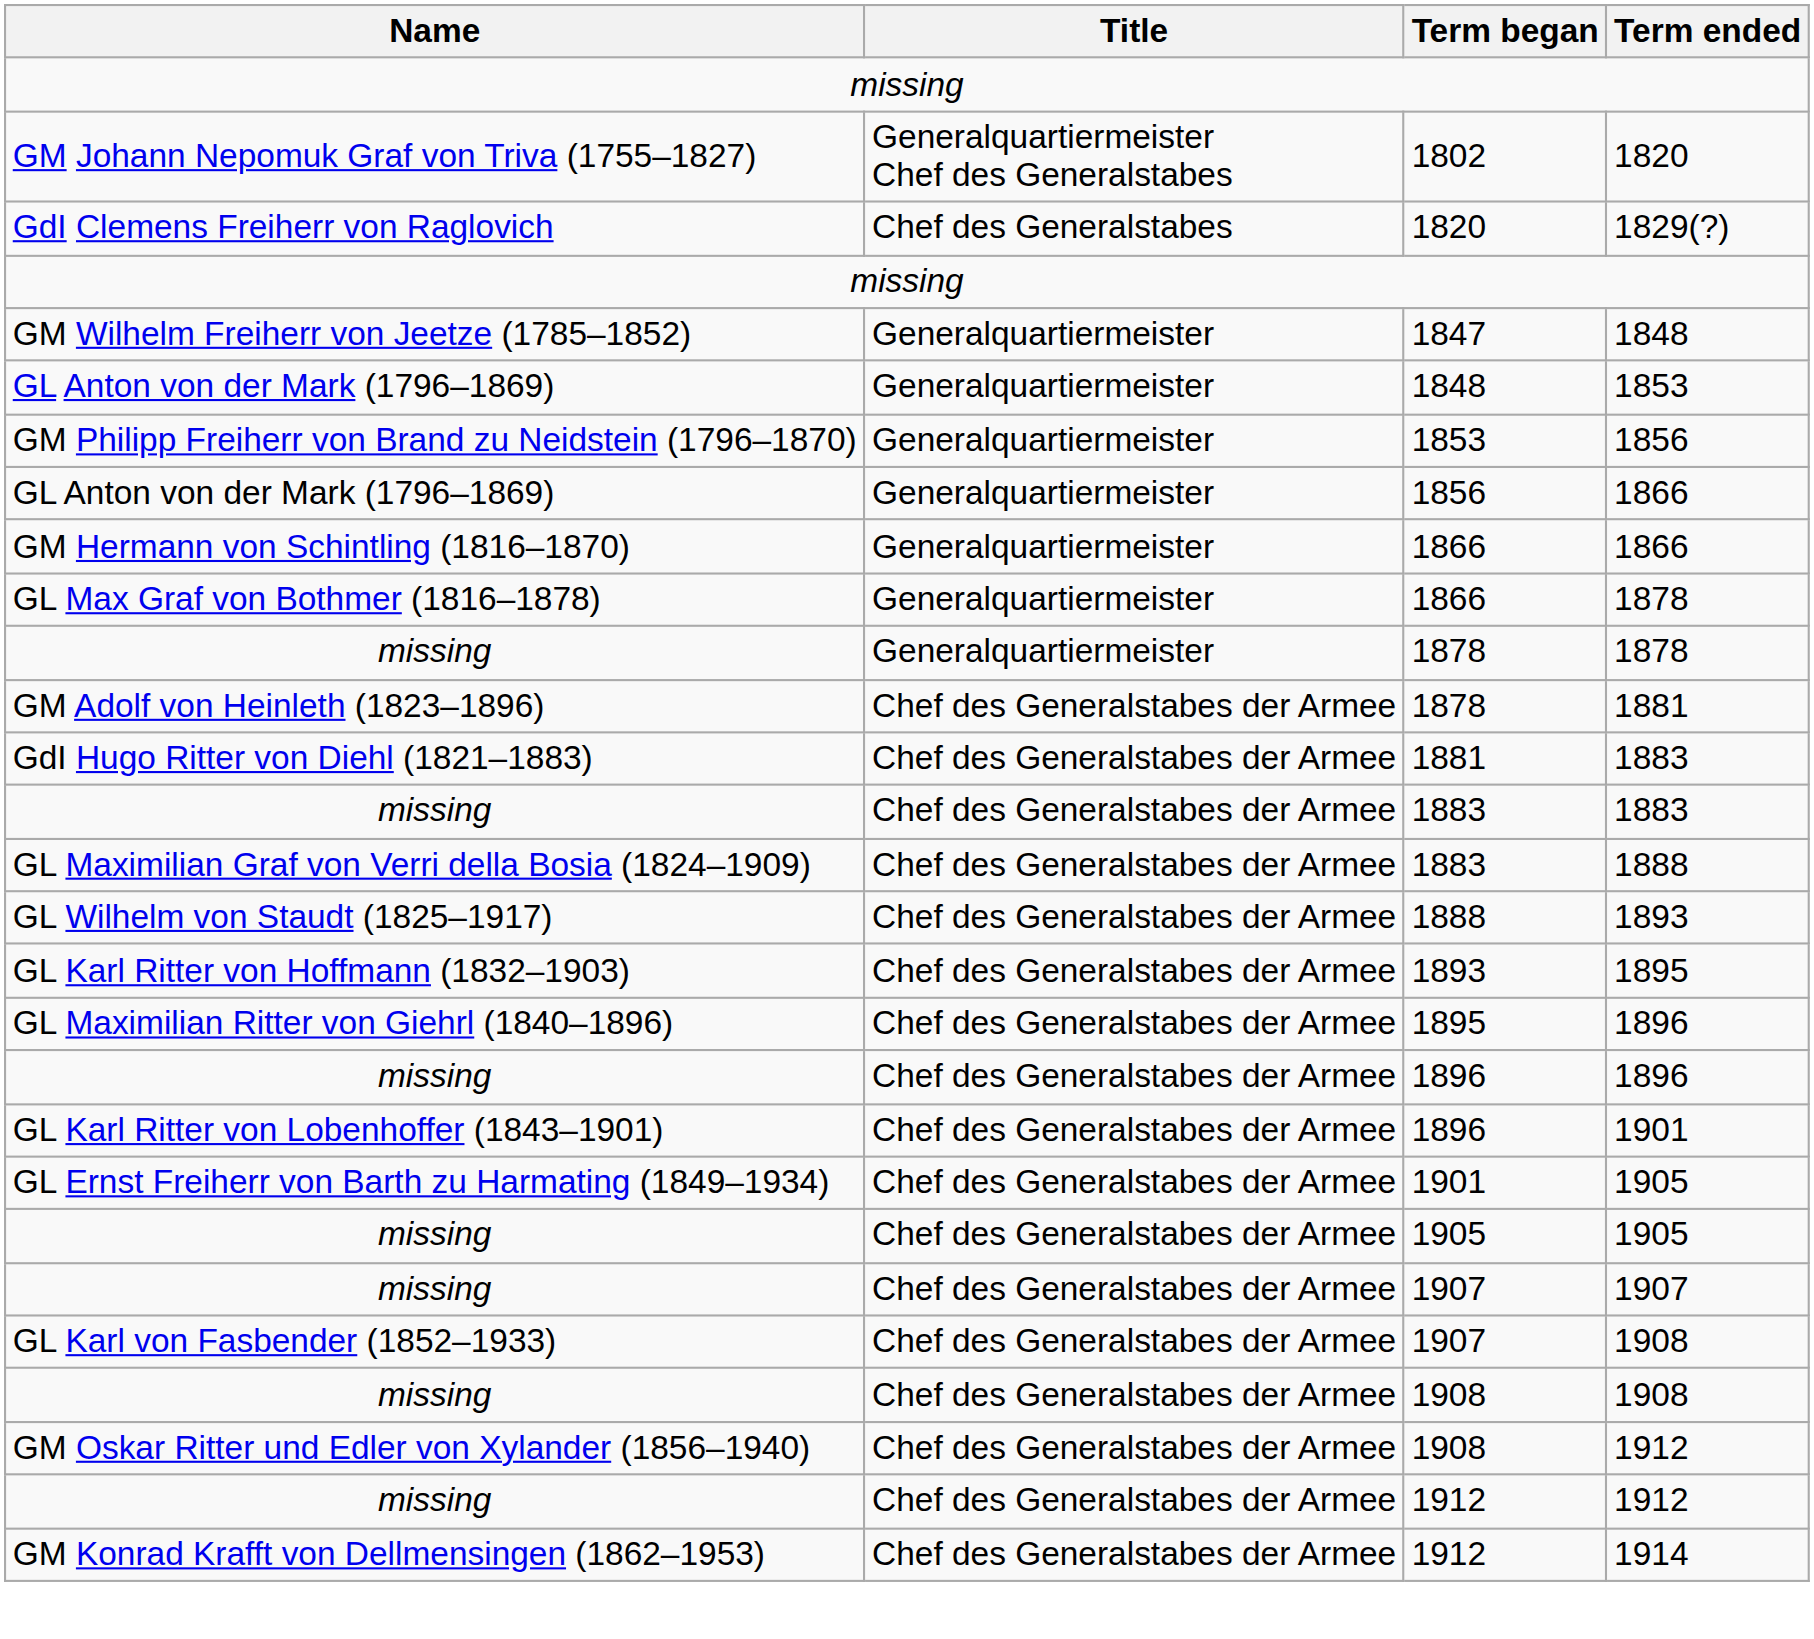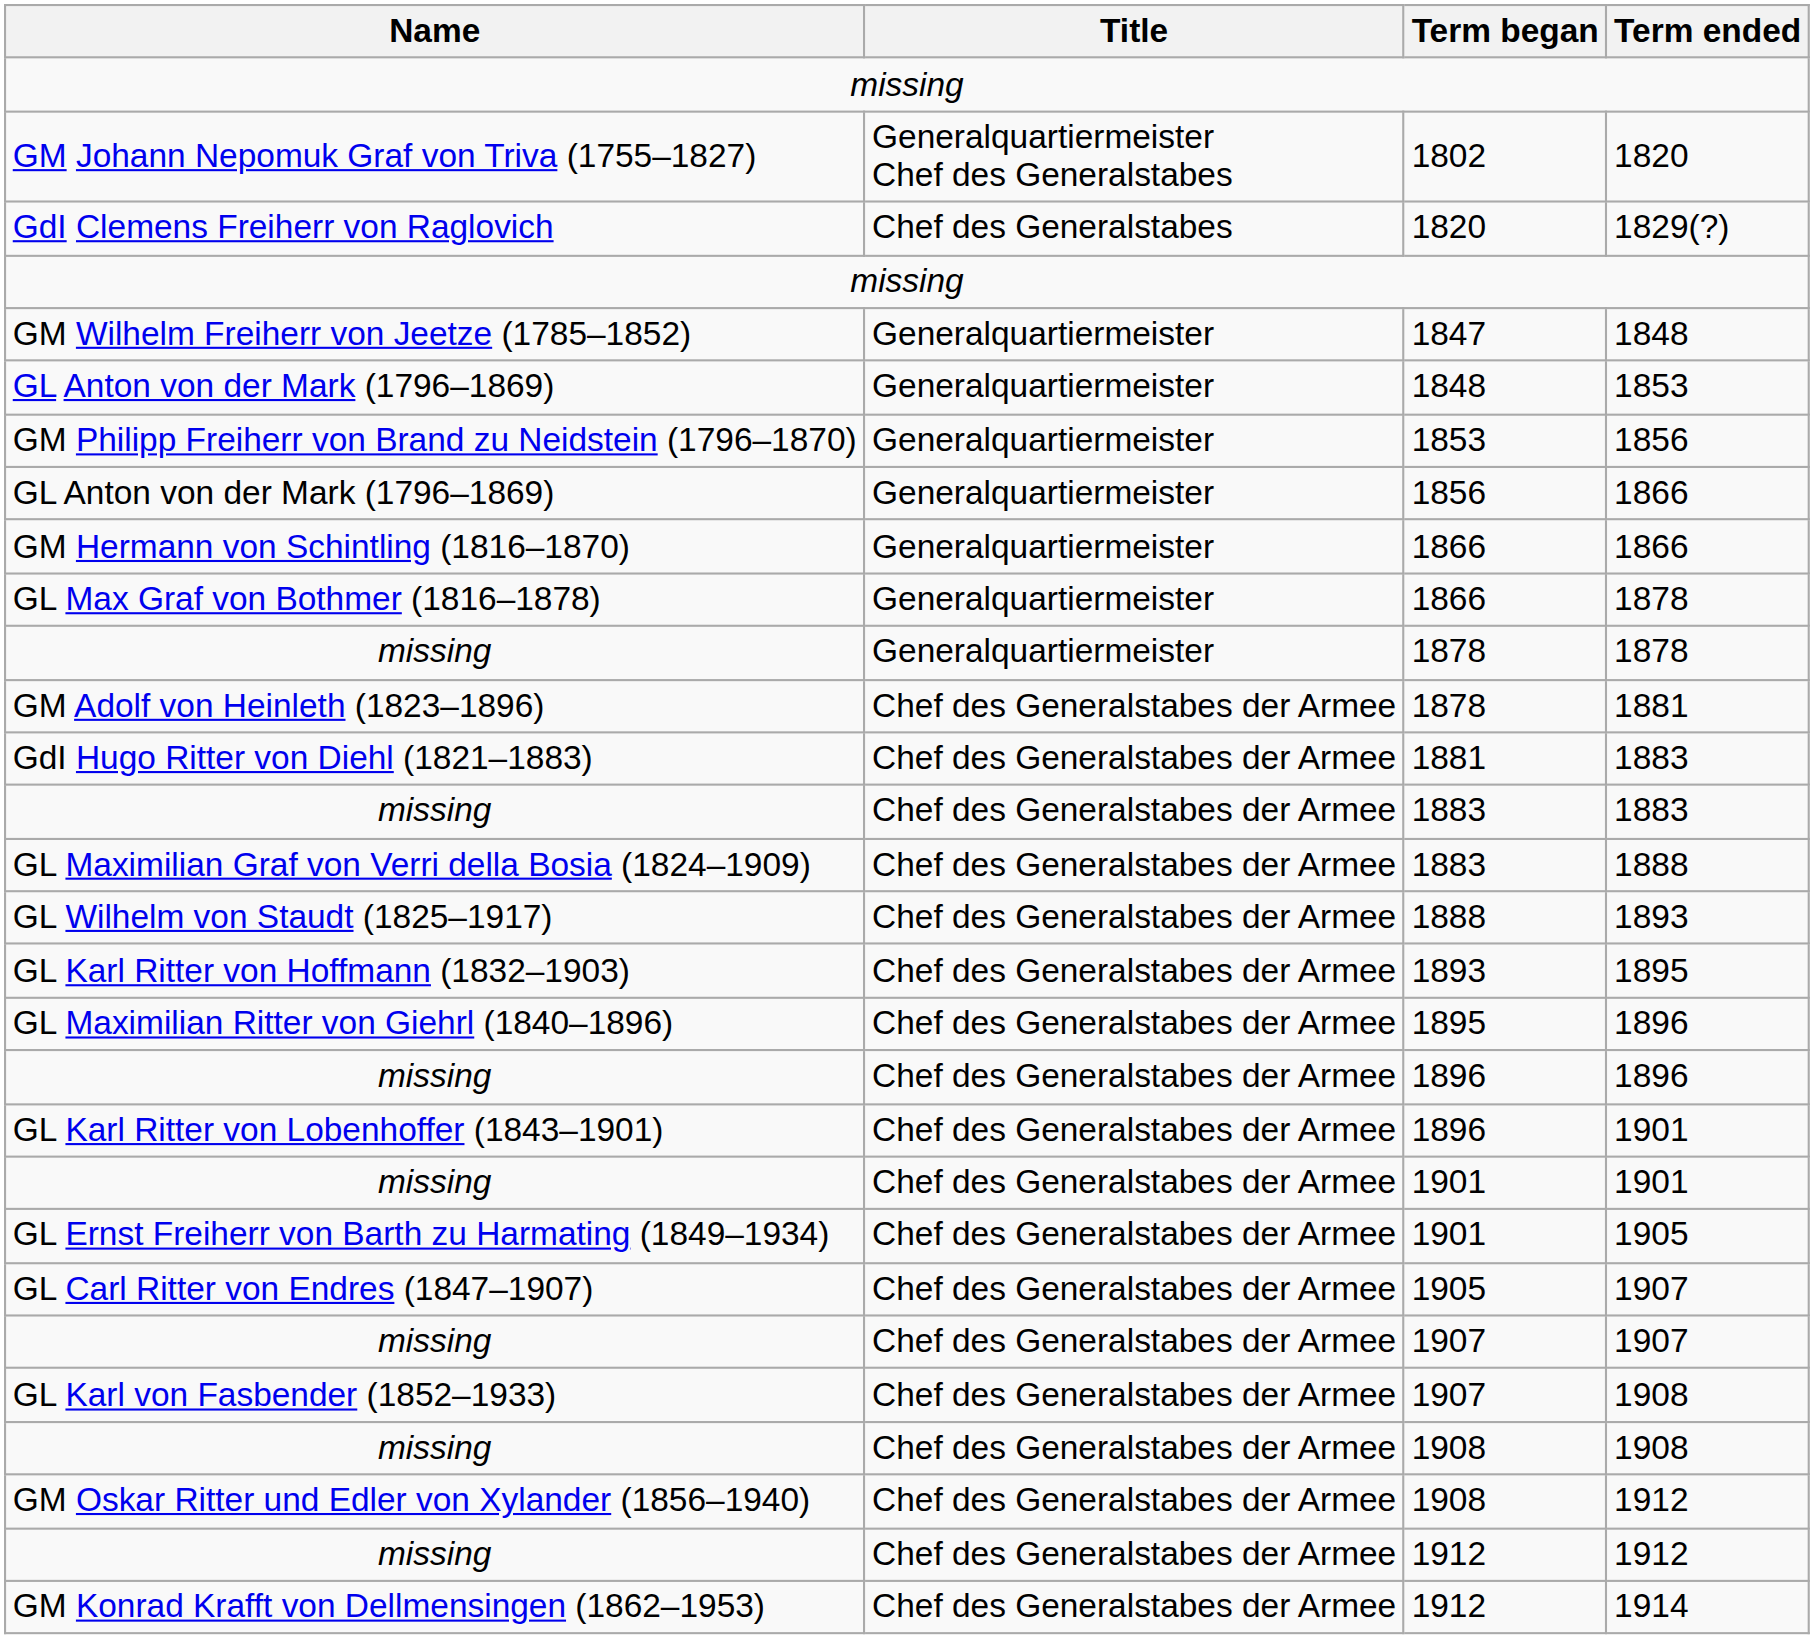+ row: (435, 1182)
- row: (435, 1235)
+ row: (303, 1288)
